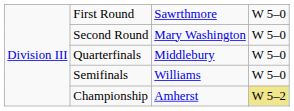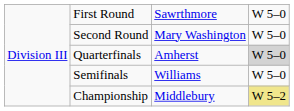(184, 55) Middlebury -> (176, 55) Amherst
(269, 55) no background -> (269, 55) lightgrey background
(176, 95) Amherst -> (184, 95) Middlebury
